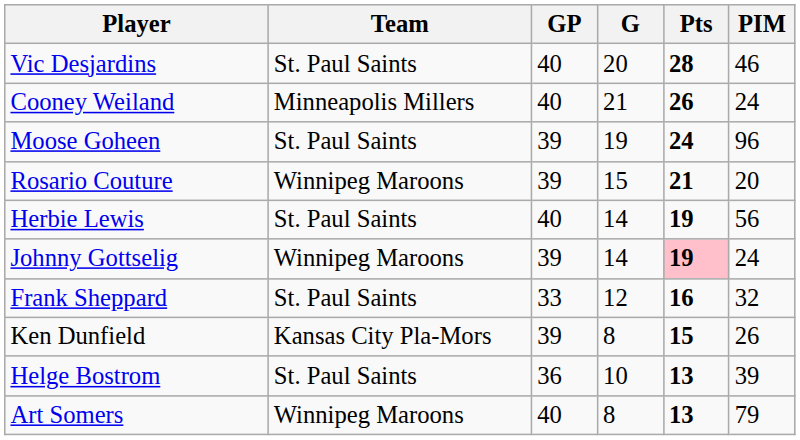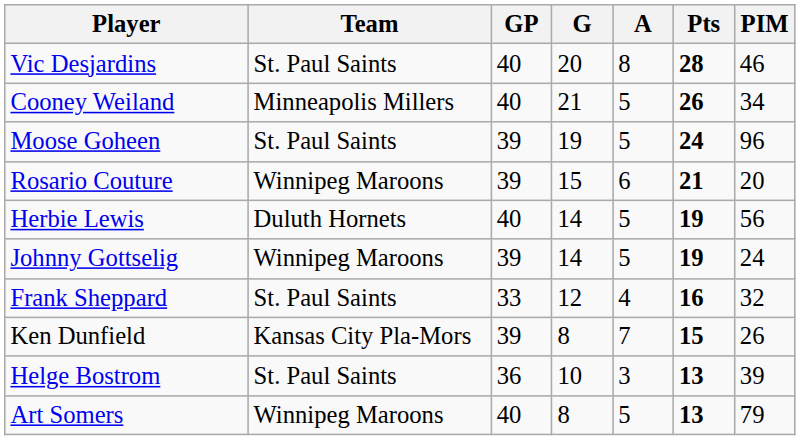+ column: (643, 24)
(747, 102) 24 -> (752, 102) 34
(345, 219) St. Paul Saints -> (330, 219) Duluth Hornets
(681, 258) pink background -> (691, 258) no background
